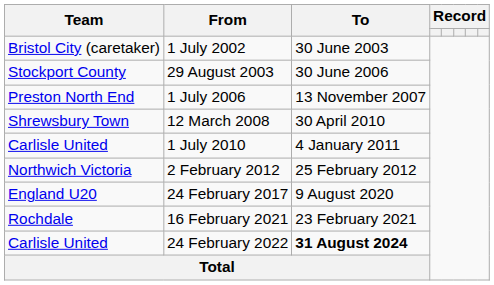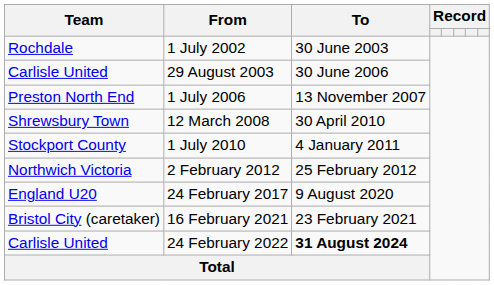(84, 48) Bristol City (caretaker) -> (40, 48) Rochdale
(67, 72) Stockport County -> (58, 72) Carlisle United
(58, 145) Carlisle United -> (67, 145) Stockport County
(40, 218) Rochdale -> (84, 218) Bristol City (caretaker)
